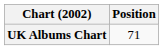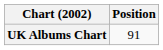(134, 34) 71 -> (134, 34) 91
